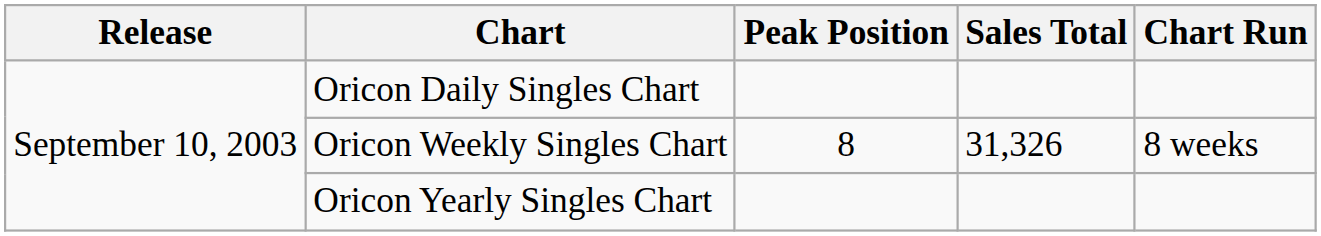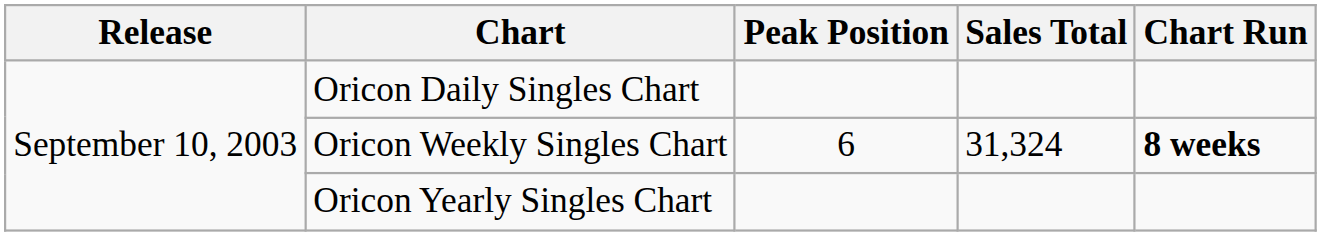(846, 144) 8 -> (846, 144) 6
(1014, 144) 31,326 -> (1014, 144) 31,324
(1201, 144) normal -> (1202, 144) bold
